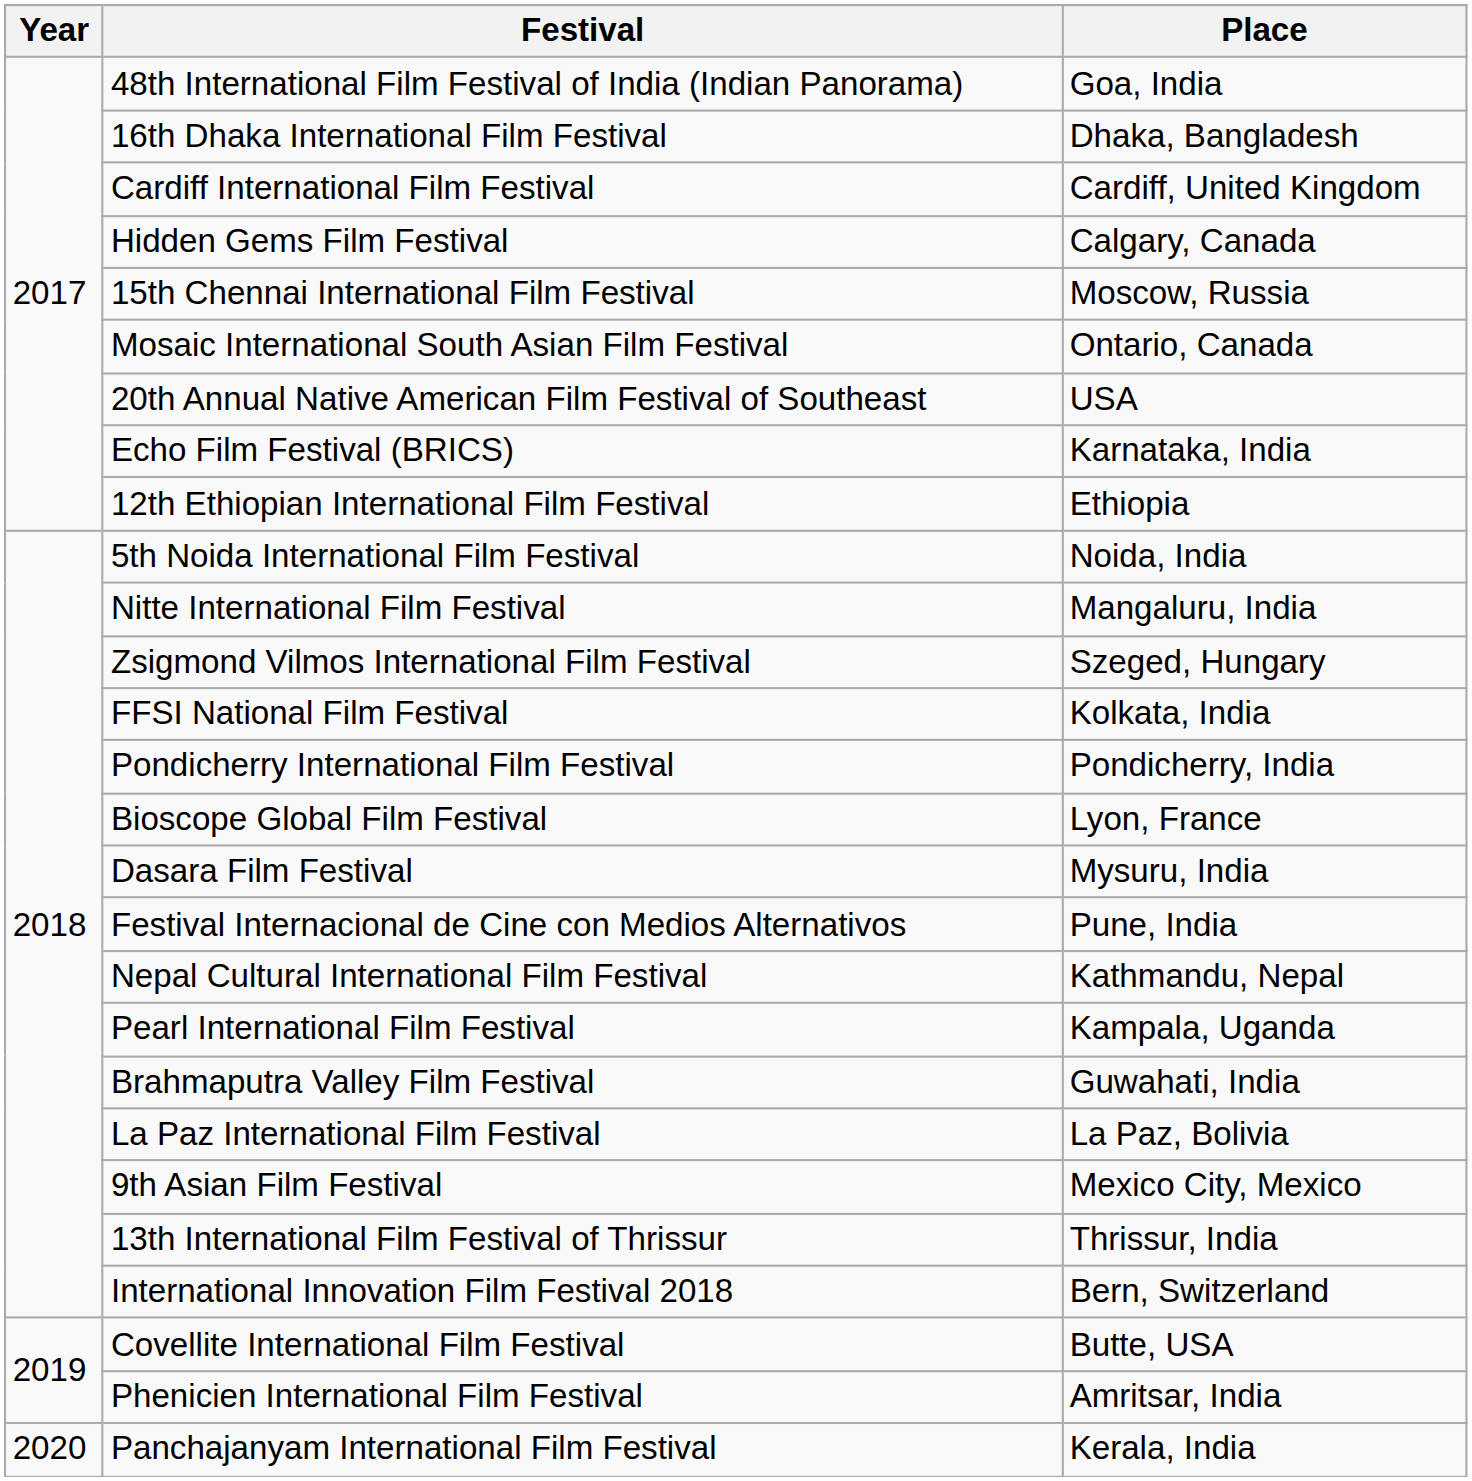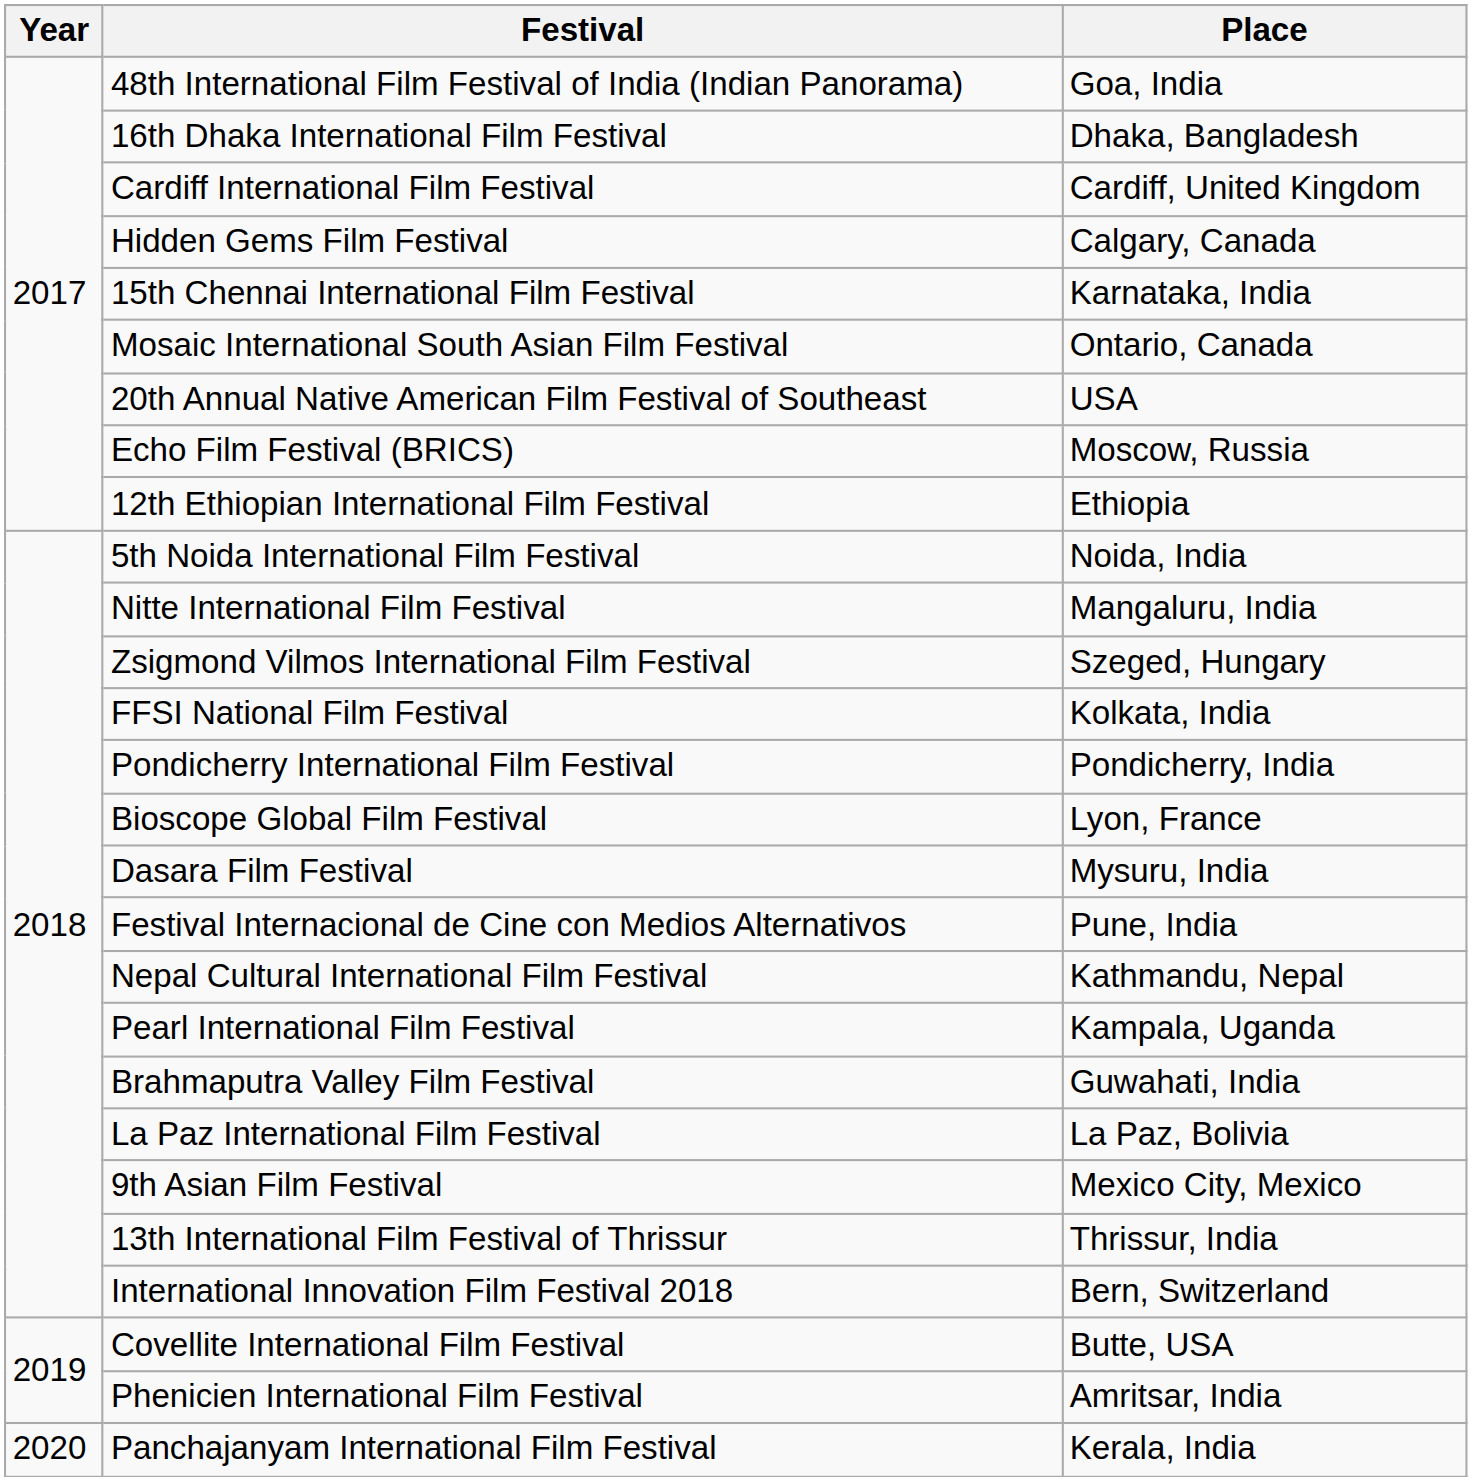(1189, 293) Moscow, Russia -> (1190, 293) Karnataka, India
(1190, 450) Karnataka, India -> (1189, 450) Moscow, Russia
